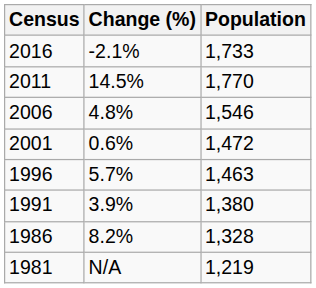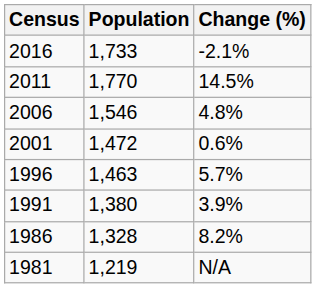columns swapped: (255, 19) <-> (142, 19)
